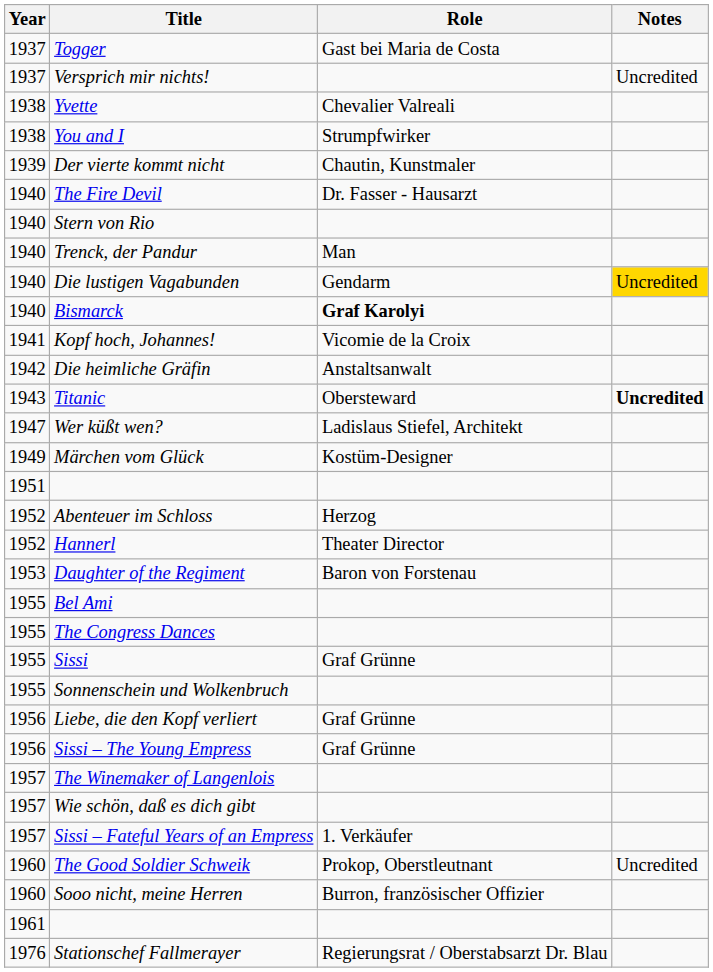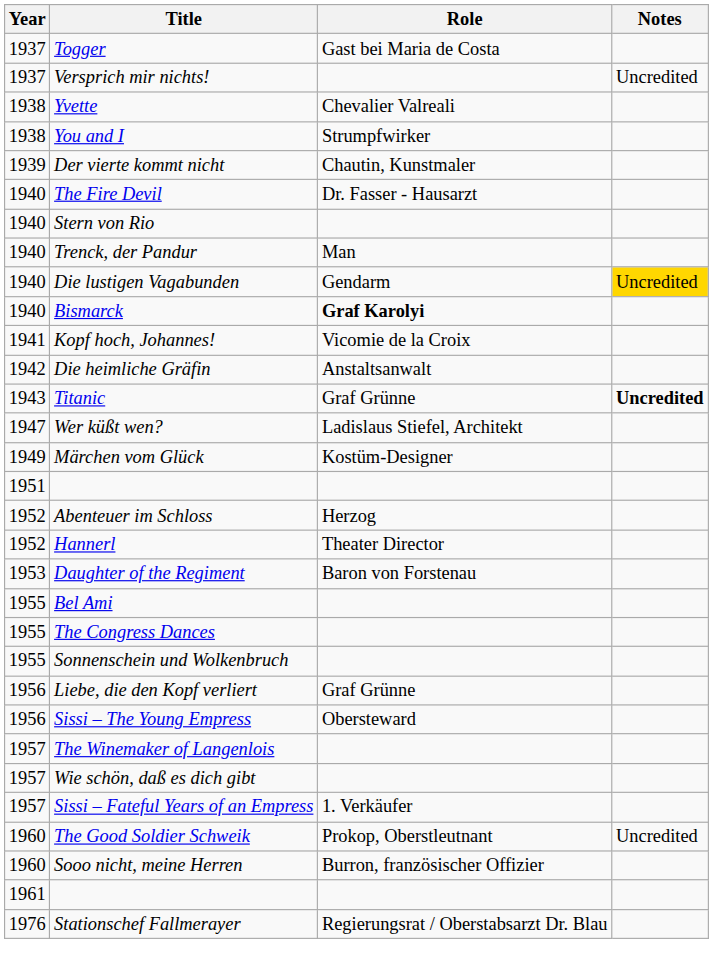(369, 398) Obersteward -> (369, 398) Graf Grünne
- row: (27, 661)
(369, 748) Graf Grünne -> (369, 719) Obersteward
